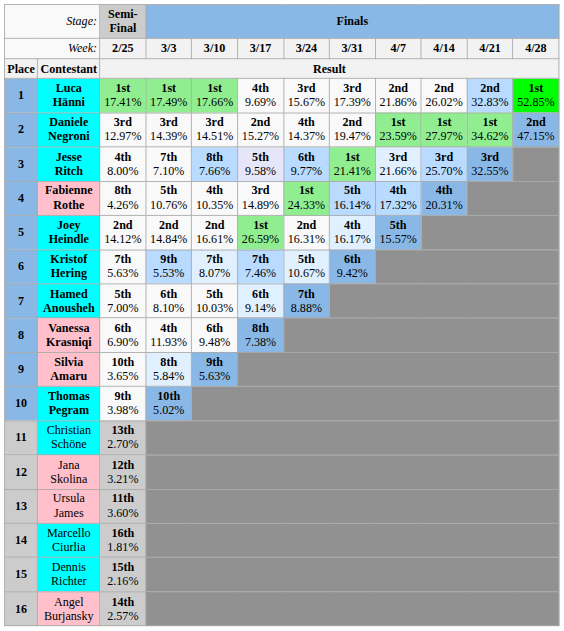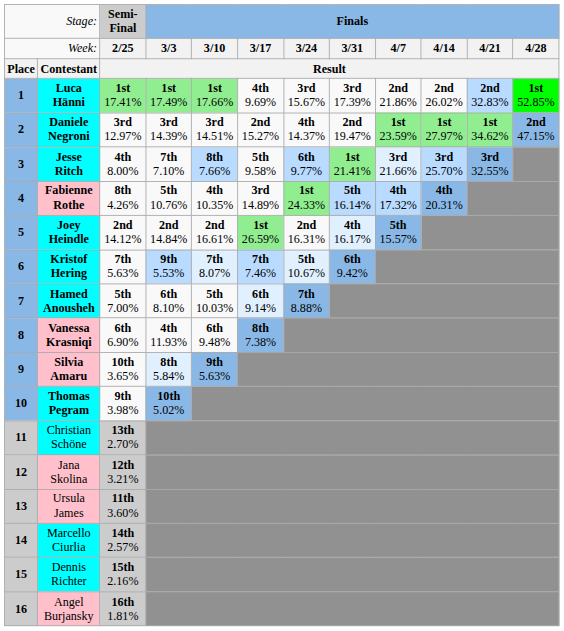(261, 163) lavender background -> (261, 163) no background
(123, 540) 16th 1.81% -> (123, 540) 14th 2.57%
(123, 608) 14th 2.57% -> (123, 608) 16th 1.81%
